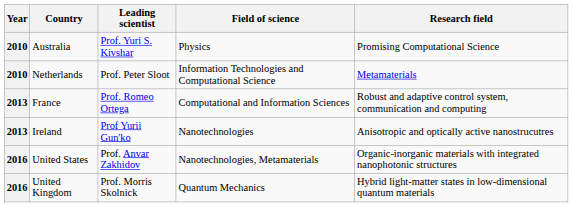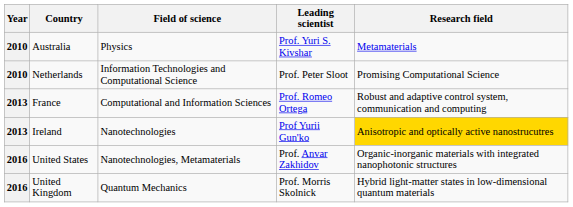columns swapped: (137, 18) <-> (265, 18)
(428, 46) Promising Computational Science -> (387, 46) Metamaterials
(387, 74) Metamaterials -> (428, 74) Promising Computational Science
(455, 131) no background -> (455, 131) gold background
